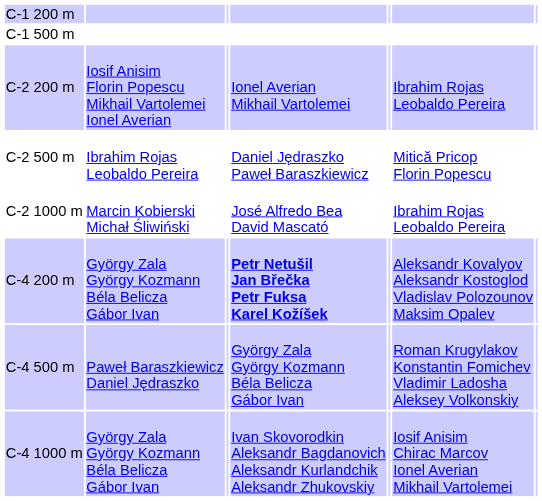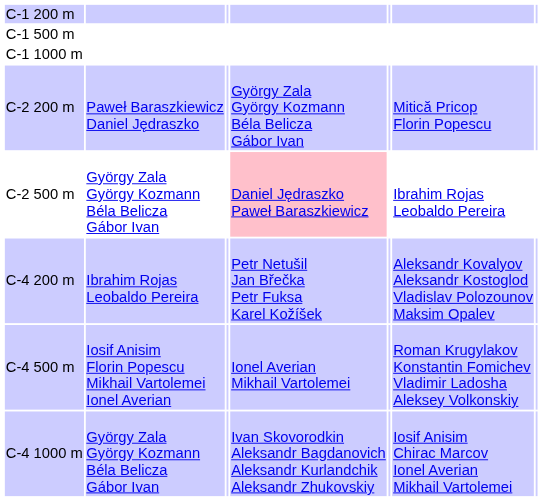+ row: (44, 54)
(146, 95) Iosif Anisim Florin Popescu Mikhail Vartolemei Ionel Averian -> (155, 116) Paweł Baraszkiewicz Daniel Jędraszko
(291, 95) Ionel Averian Mikhail Vartolemei -> (288, 116) György Zala György Kozmann Béla Belicza Gábor Ivan
(449, 95) Ibrahim Rojas Leobaldo Pereira -> (442, 116) Mitică Pricop Florin Popescu
(142, 165) Ibrahim Rojas Leobaldo Pereira -> (143, 202) György Zala György Kozmann Béla Belicza Gábor Ivan
(300, 165) no background -> (300, 202) pink background
(442, 165) Mitică Pricop Florin Popescu -> (449, 202) Ibrahim Rojas Leobaldo Pereira
- row: (44, 210)
(143, 289) György Zala György Kozmann Béla Belicza Gábor Ivan -> (142, 289) Ibrahim Rojas Leobaldo Pereira
(279, 289) bold -> (277, 289) normal
(155, 375) Paweł Baraszkiewicz Daniel Jędraszko -> (146, 375) Iosif Anisim Florin Popescu Mikhail Vartolemei Ionel Averian
(288, 375) György Zala György Kozmann Béla Belicza Gábor Ivan -> (291, 375) Ionel Averian Mikhail Vartolemei
